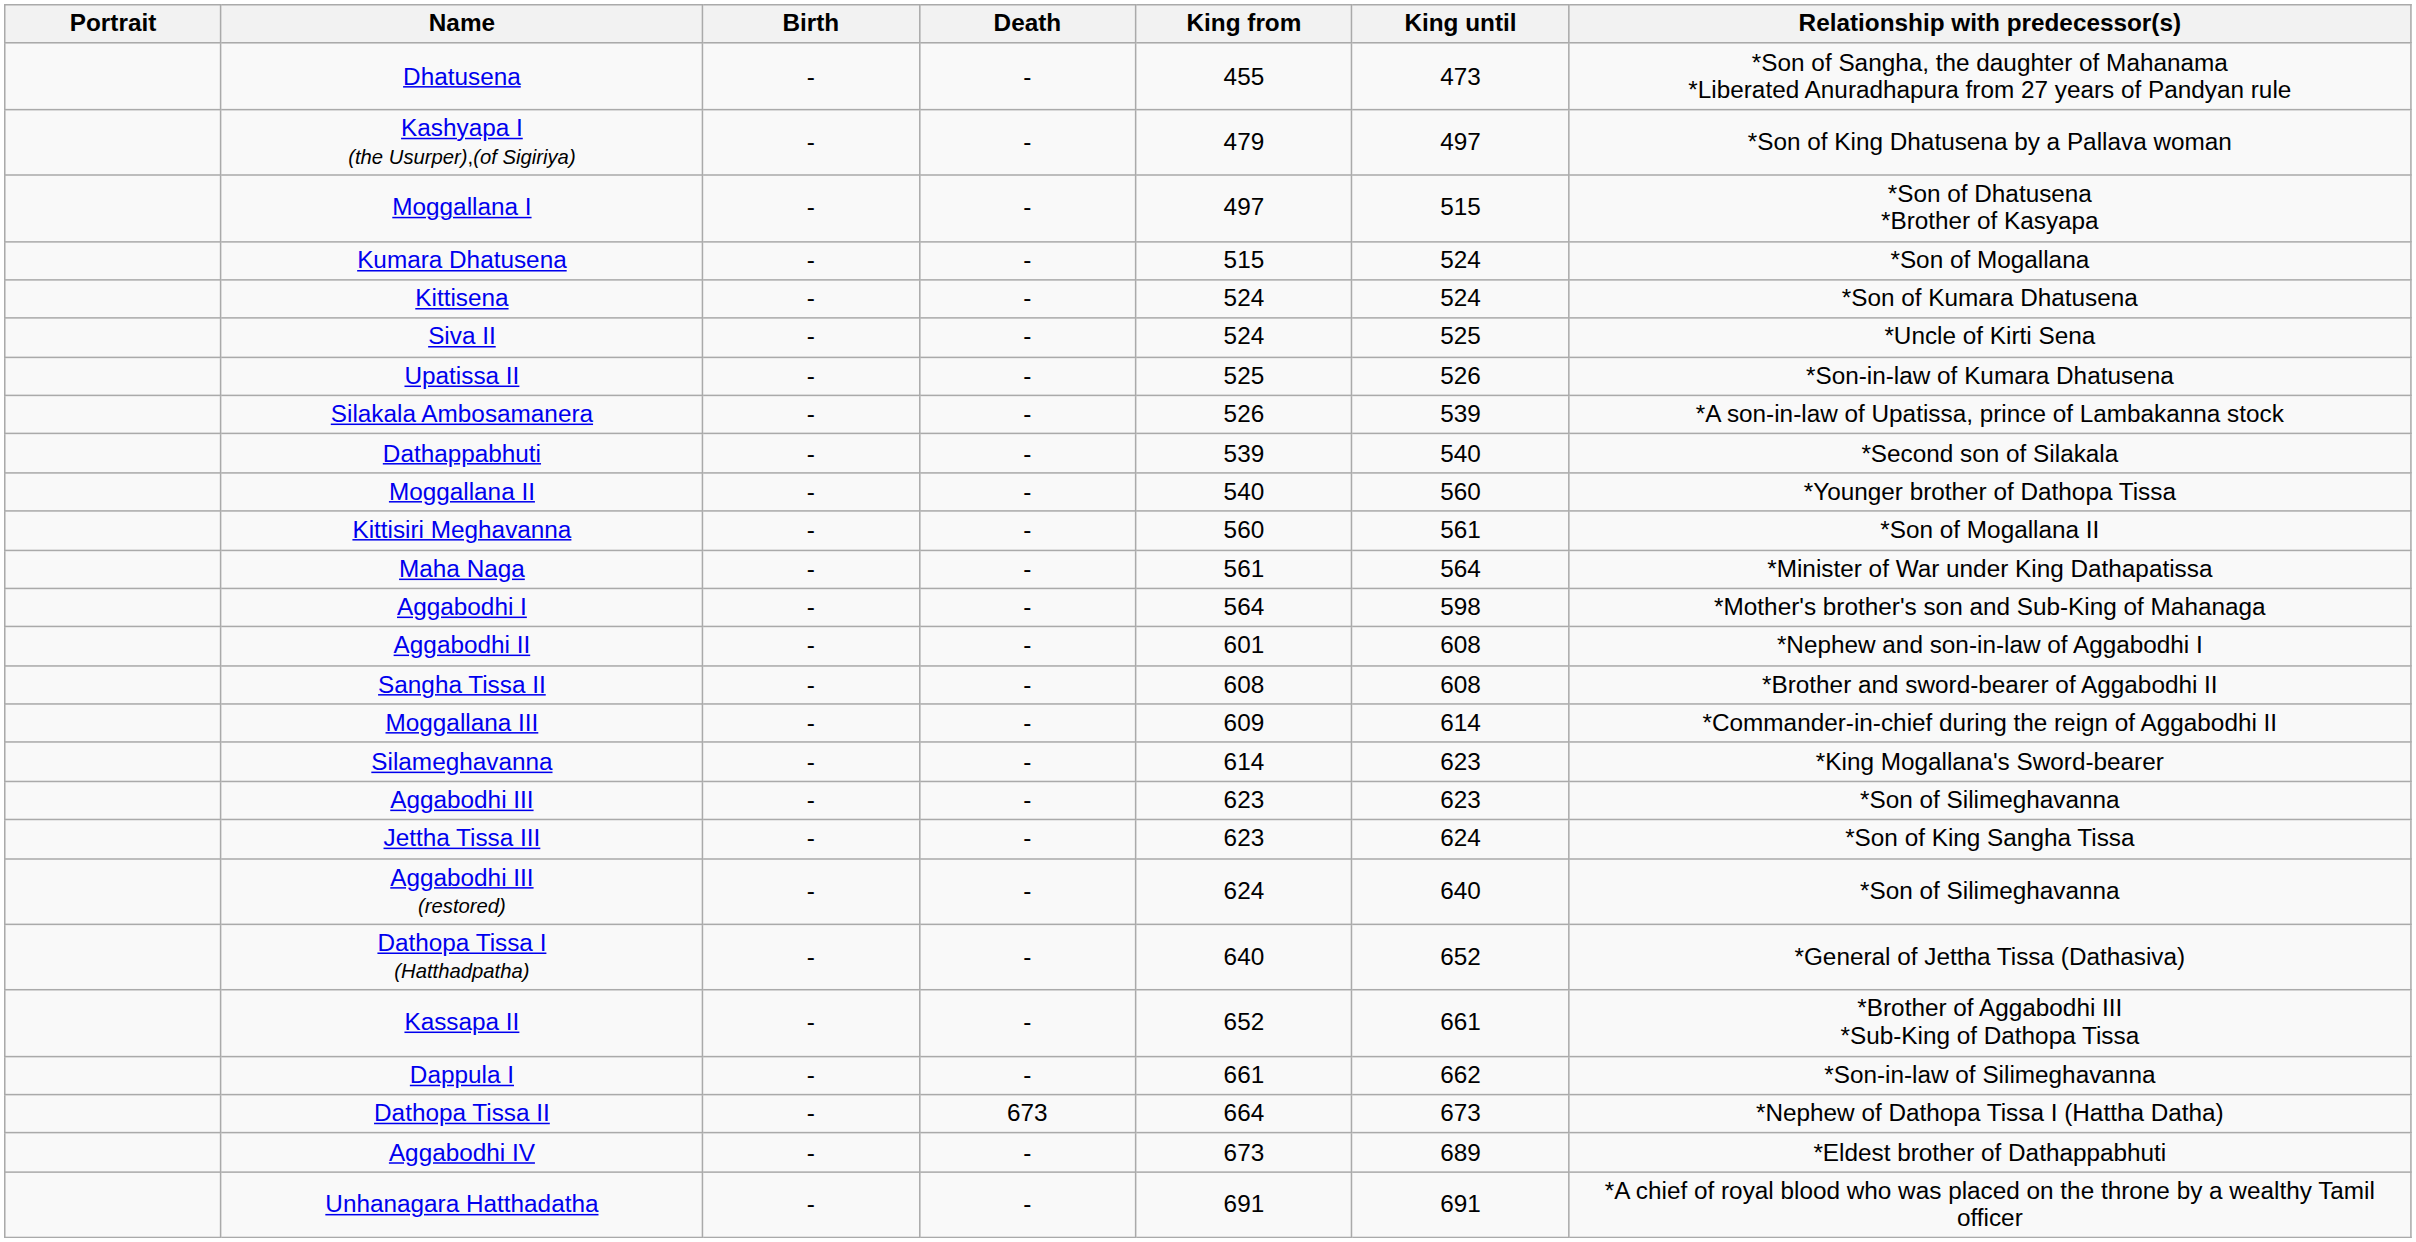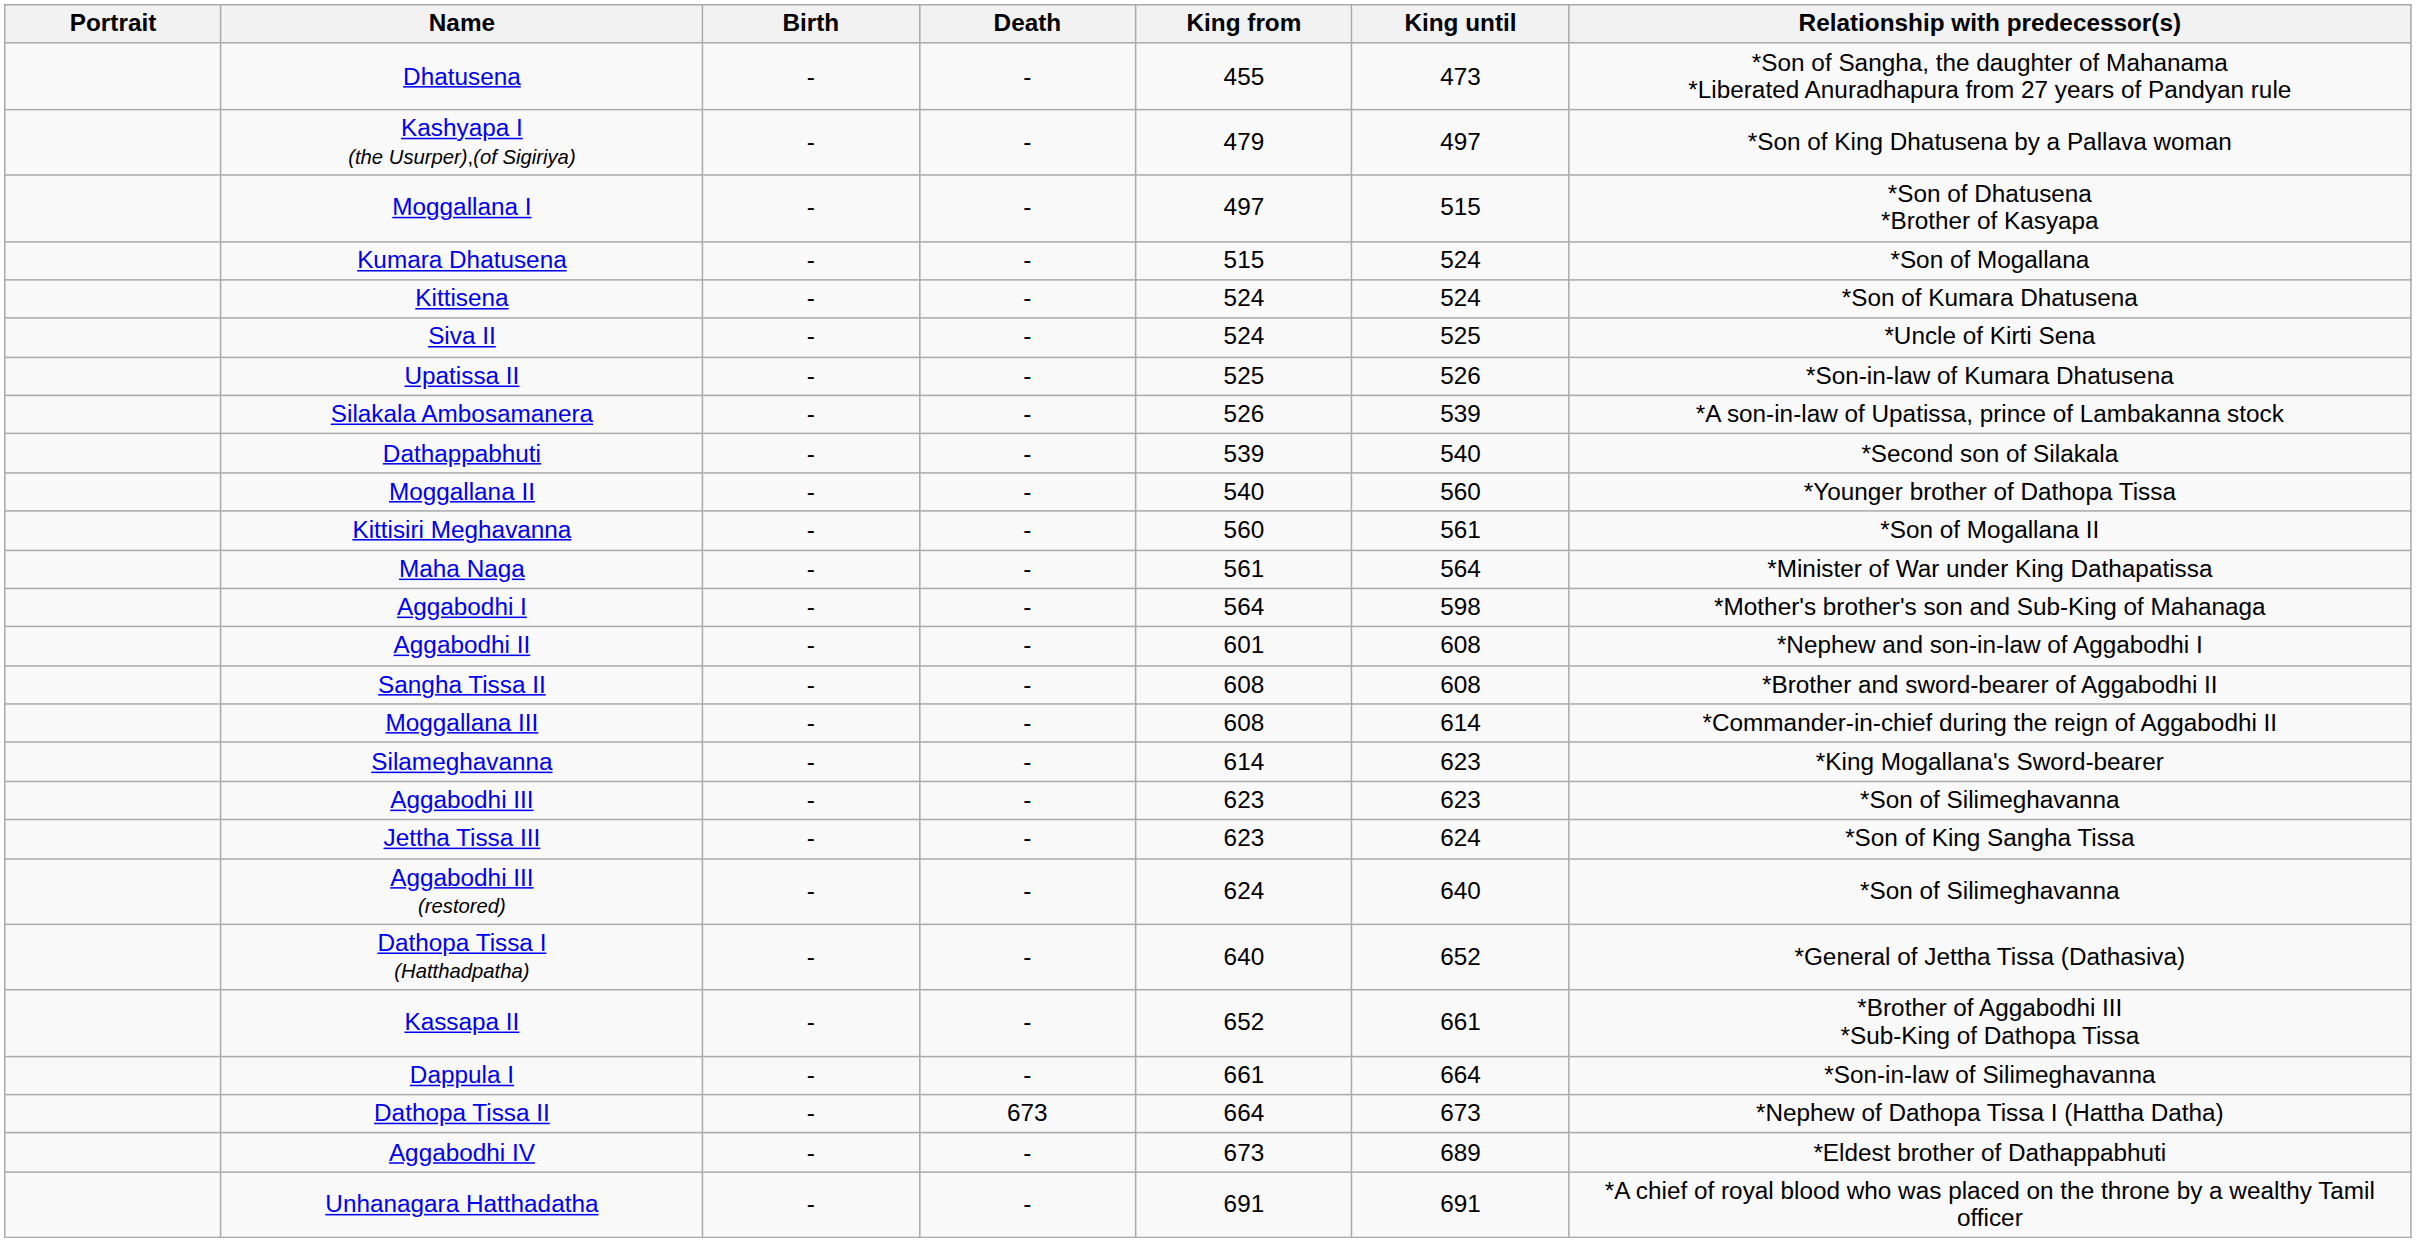(1244, 722) 609 -> (1244, 722) 608
(1460, 1075) 662 -> (1460, 1075) 664
